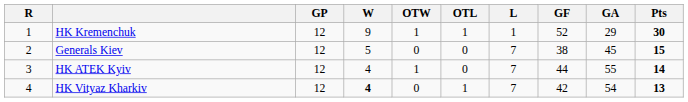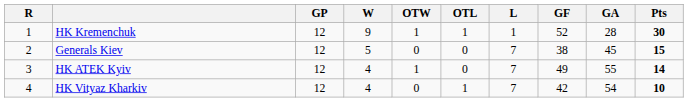(610, 32) 29 -> (610, 32) 28
(562, 69) 44 -> (562, 69) 49
(368, 87) bold -> (368, 87) normal
(659, 87) 13 -> (659, 87) 10
